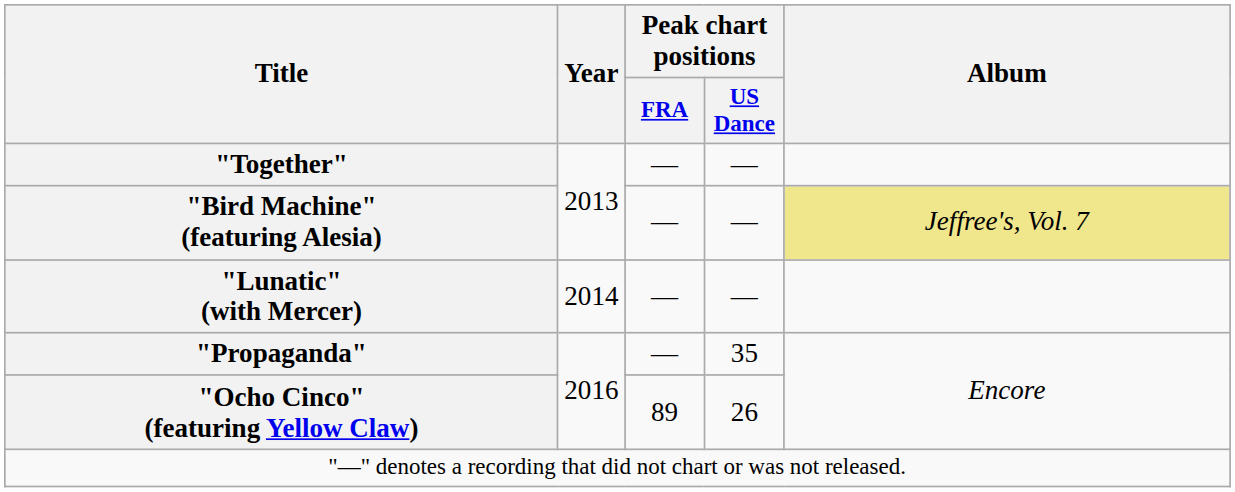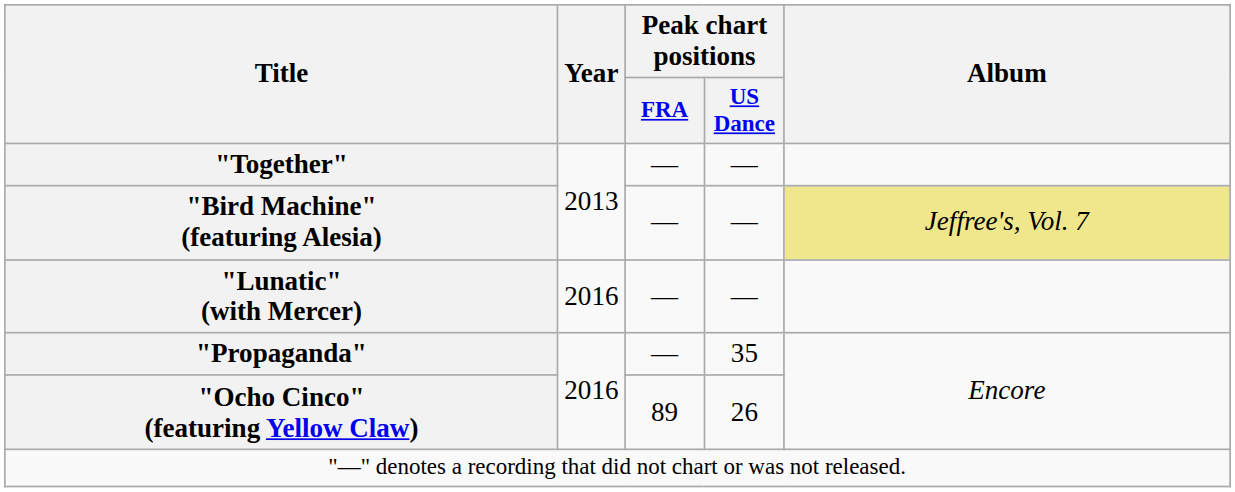(591, 295) 2014 -> (591, 295) 2016
